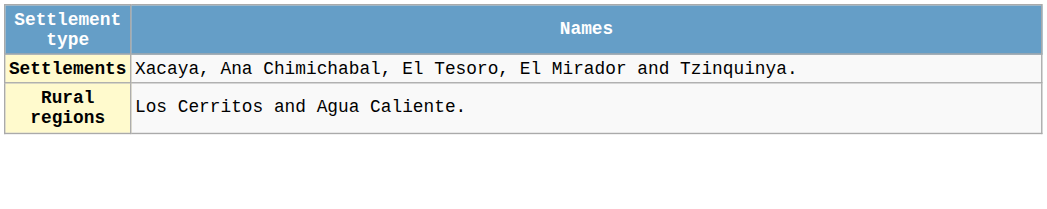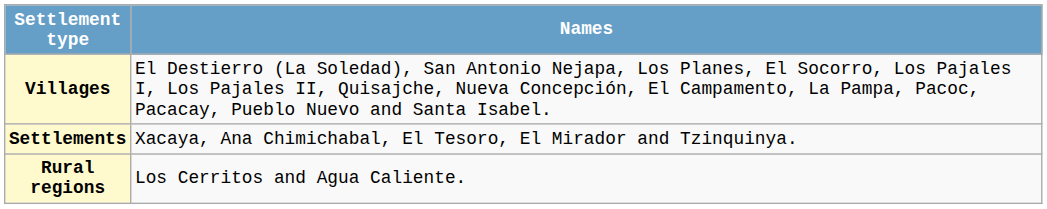+ row: (68, 89)
